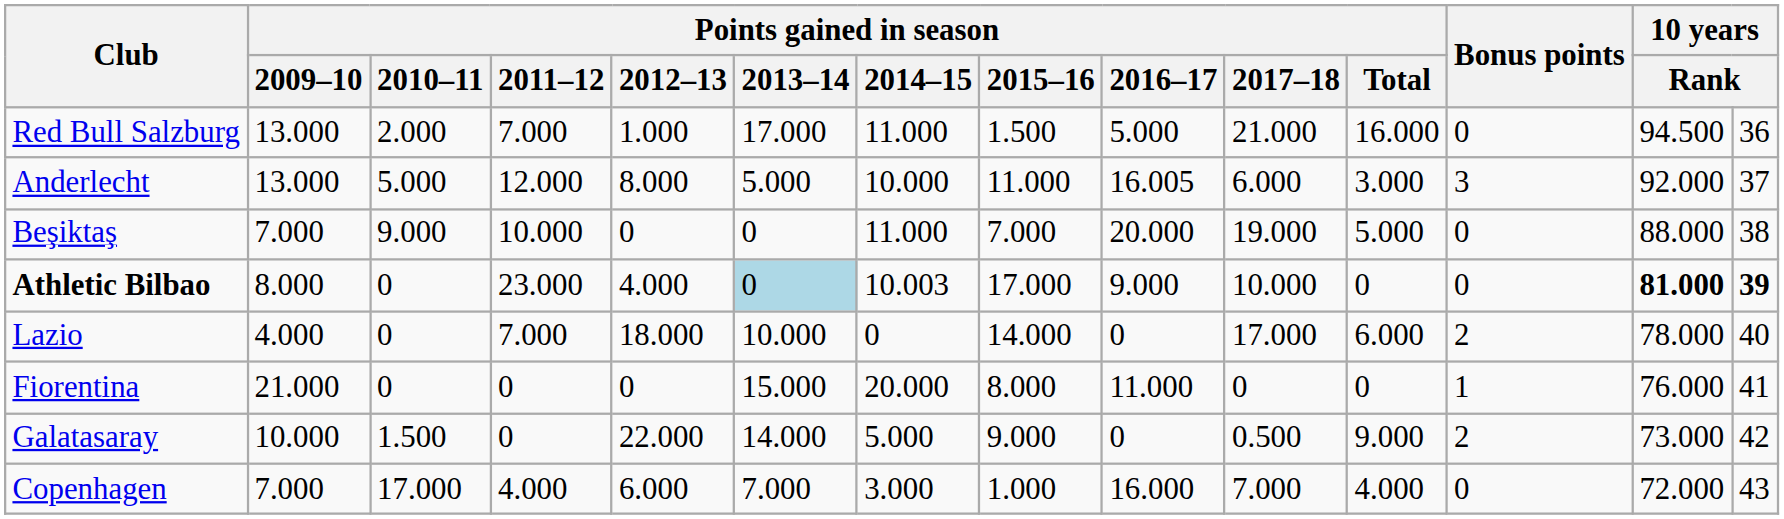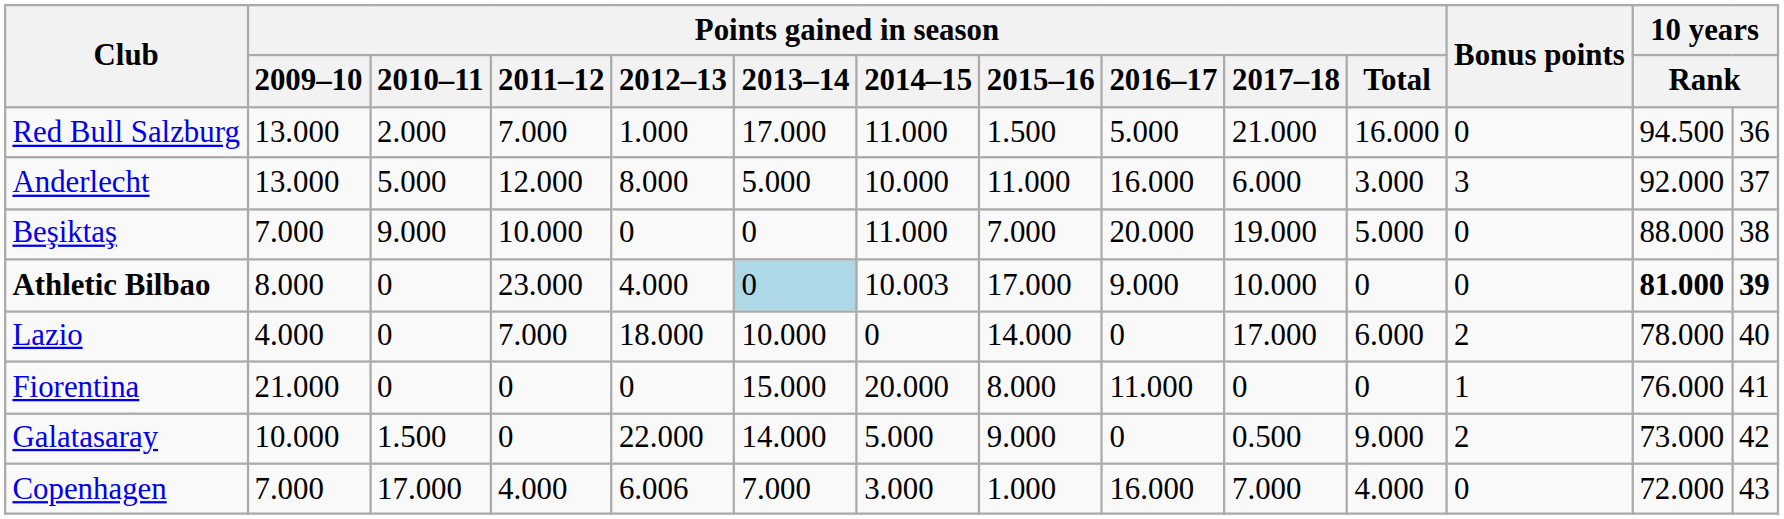(1152, 182) 16.005 -> (1152, 182) 16.000
(654, 487) 6.000 -> (654, 487) 6.006
